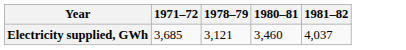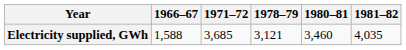+ column: (176, 14)
(318, 34) 4,037 -> (368, 34) 4,035
